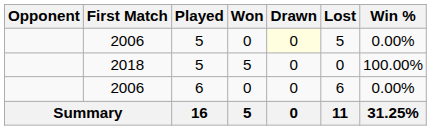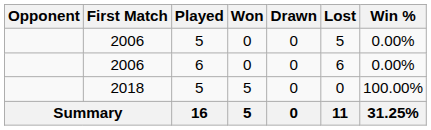(294, 40) lightyellow background -> (294, 40) no background
rows swapped: (127, 64) <-> (127, 88)
